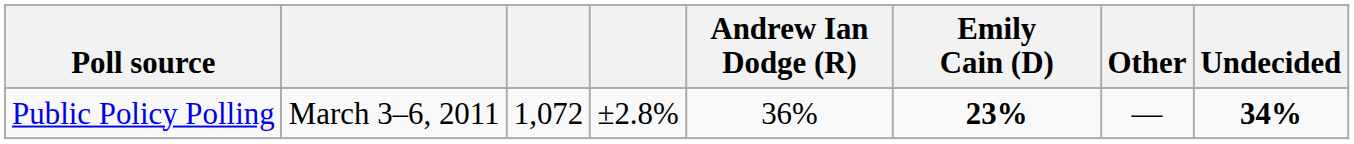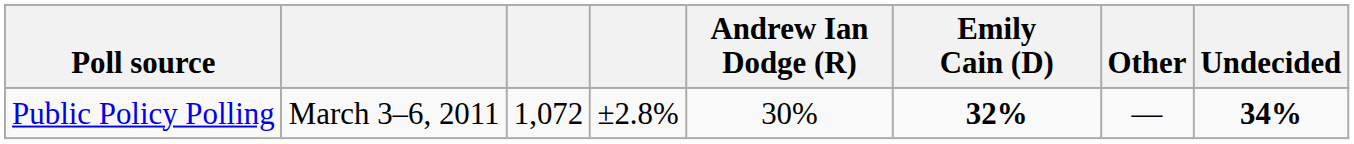(789, 112) 36% -> (789, 112) 30%
(997, 112) 23% -> (997, 112) 32%
